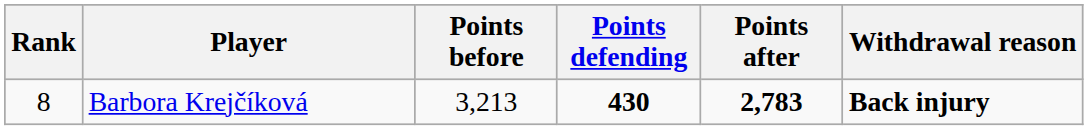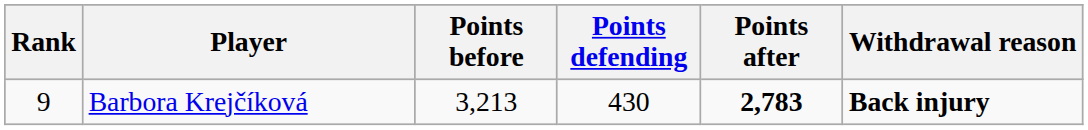(44, 101) 8 -> (44, 101) 9
(629, 101) bold -> (629, 101) normal
